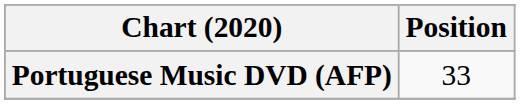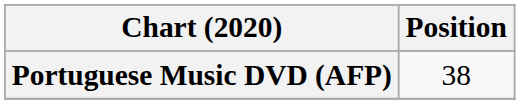(456, 74) 33 -> (456, 74) 38
